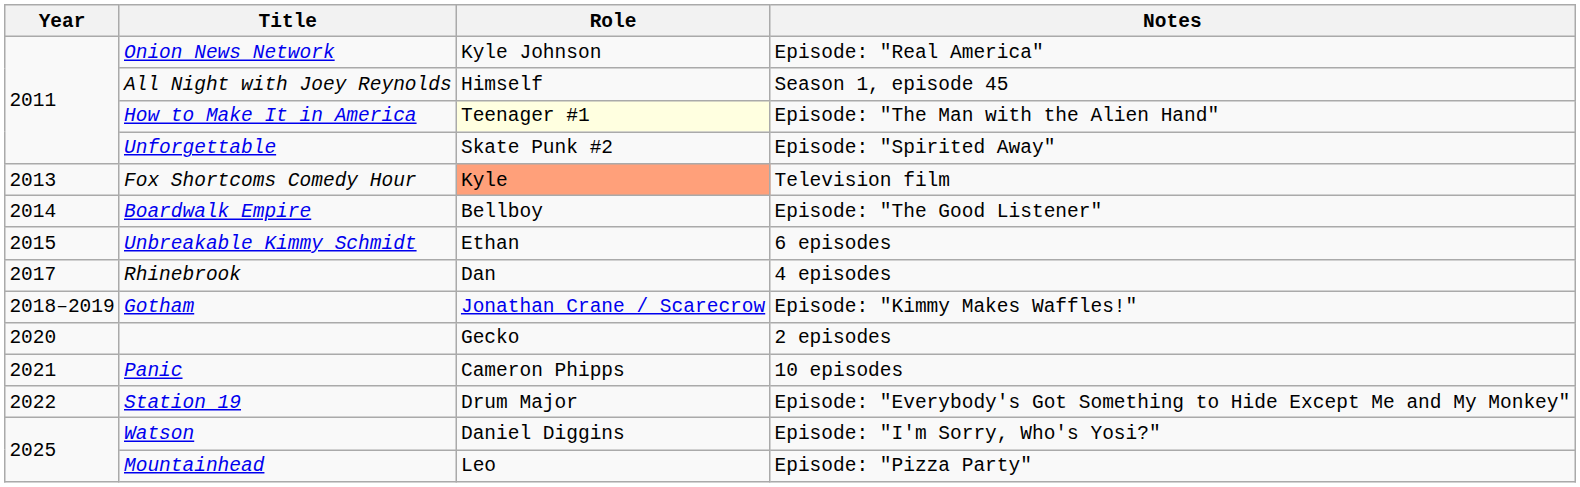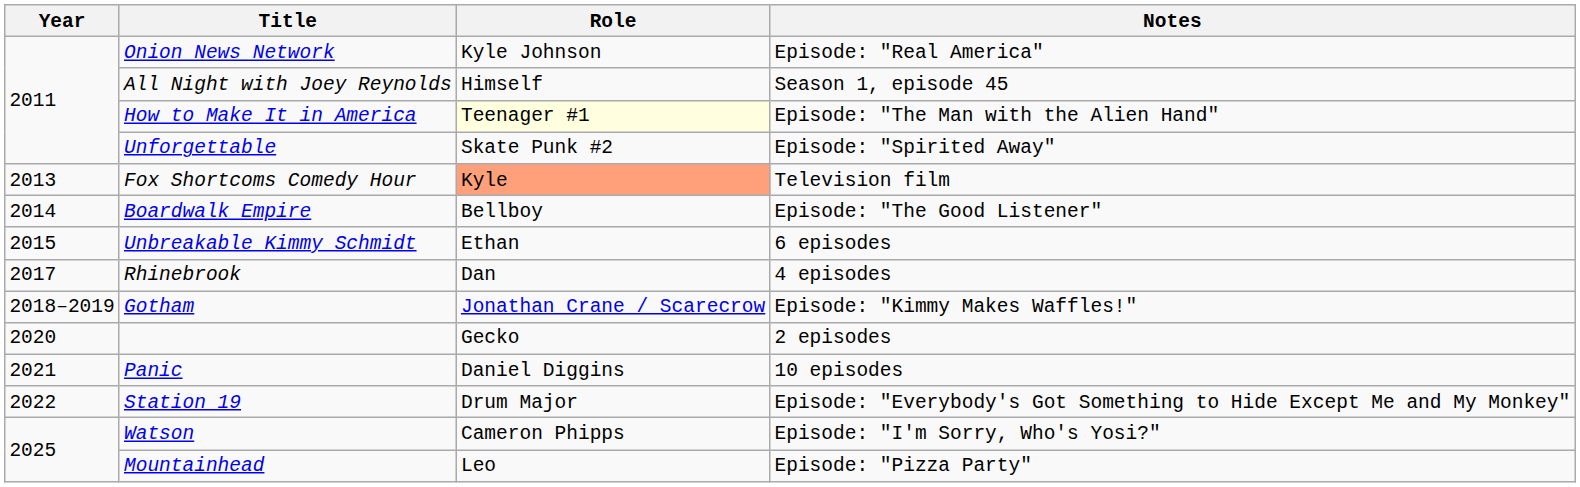(543, 370) Cameron Phipps -> (543, 370) Daniel Diggins
(543, 434) Daniel Diggins -> (543, 434) Cameron Phipps
